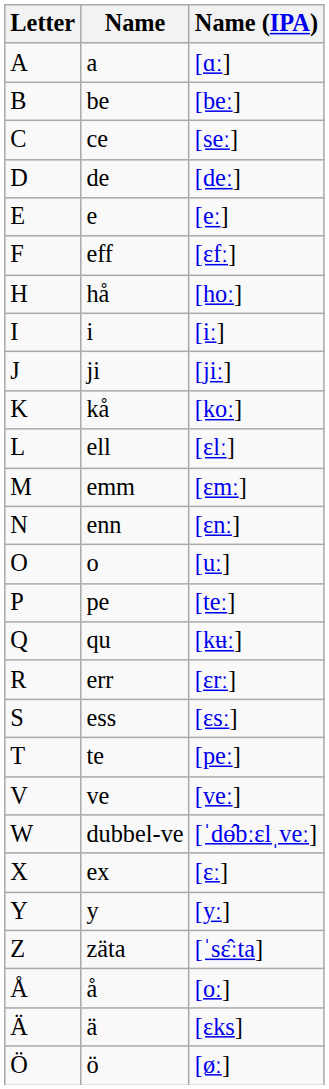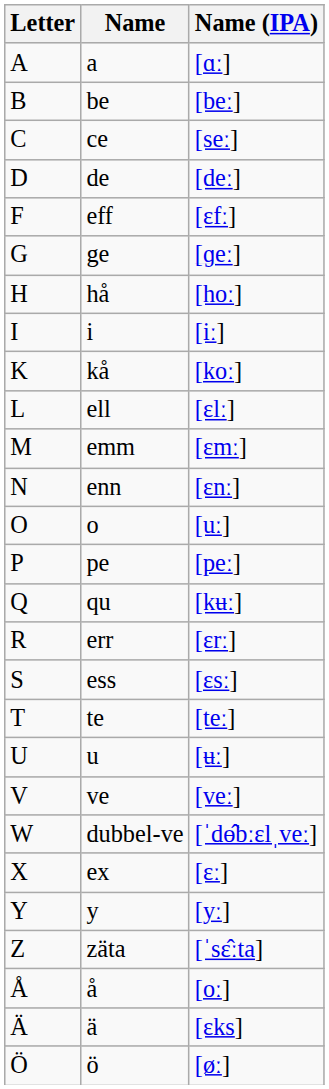- row: (92, 216)
+ row: (98, 255)
- row: (93, 370)
(215, 602) [teː] -> (218, 563) [peː]
(218, 756) [peː] -> (215, 718) [teː]
+ row: (92, 756)
